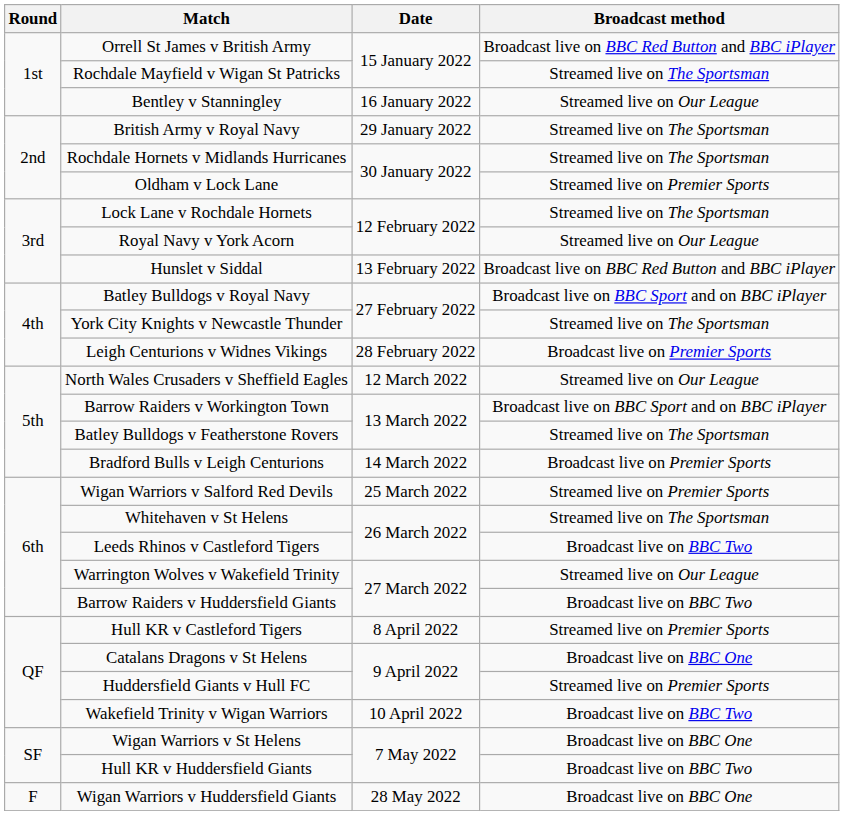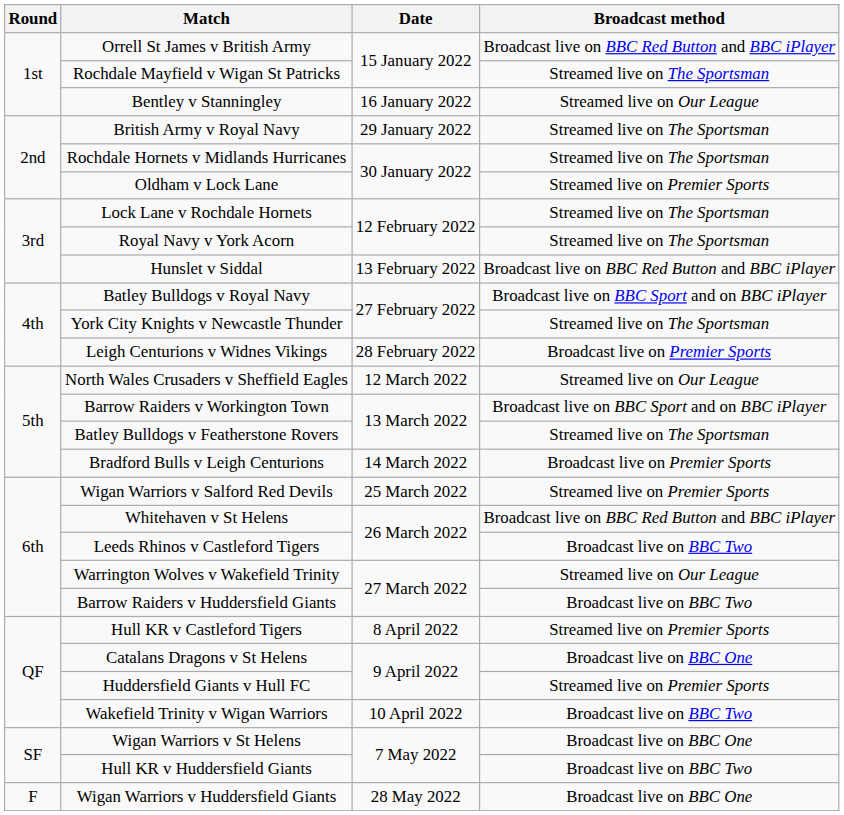(659, 241) Streamed live on Our League -> (659, 241) Streamed live on The Sportsman
(659, 518) Streamed live on The Sportsman -> (659, 518) Broadcast live on BBC Red Button and BBC iPlayer
